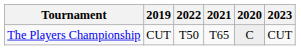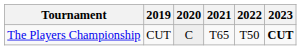columns swapped: (250, 14) <-> (189, 14)
(280, 35) normal -> (281, 35) bold
